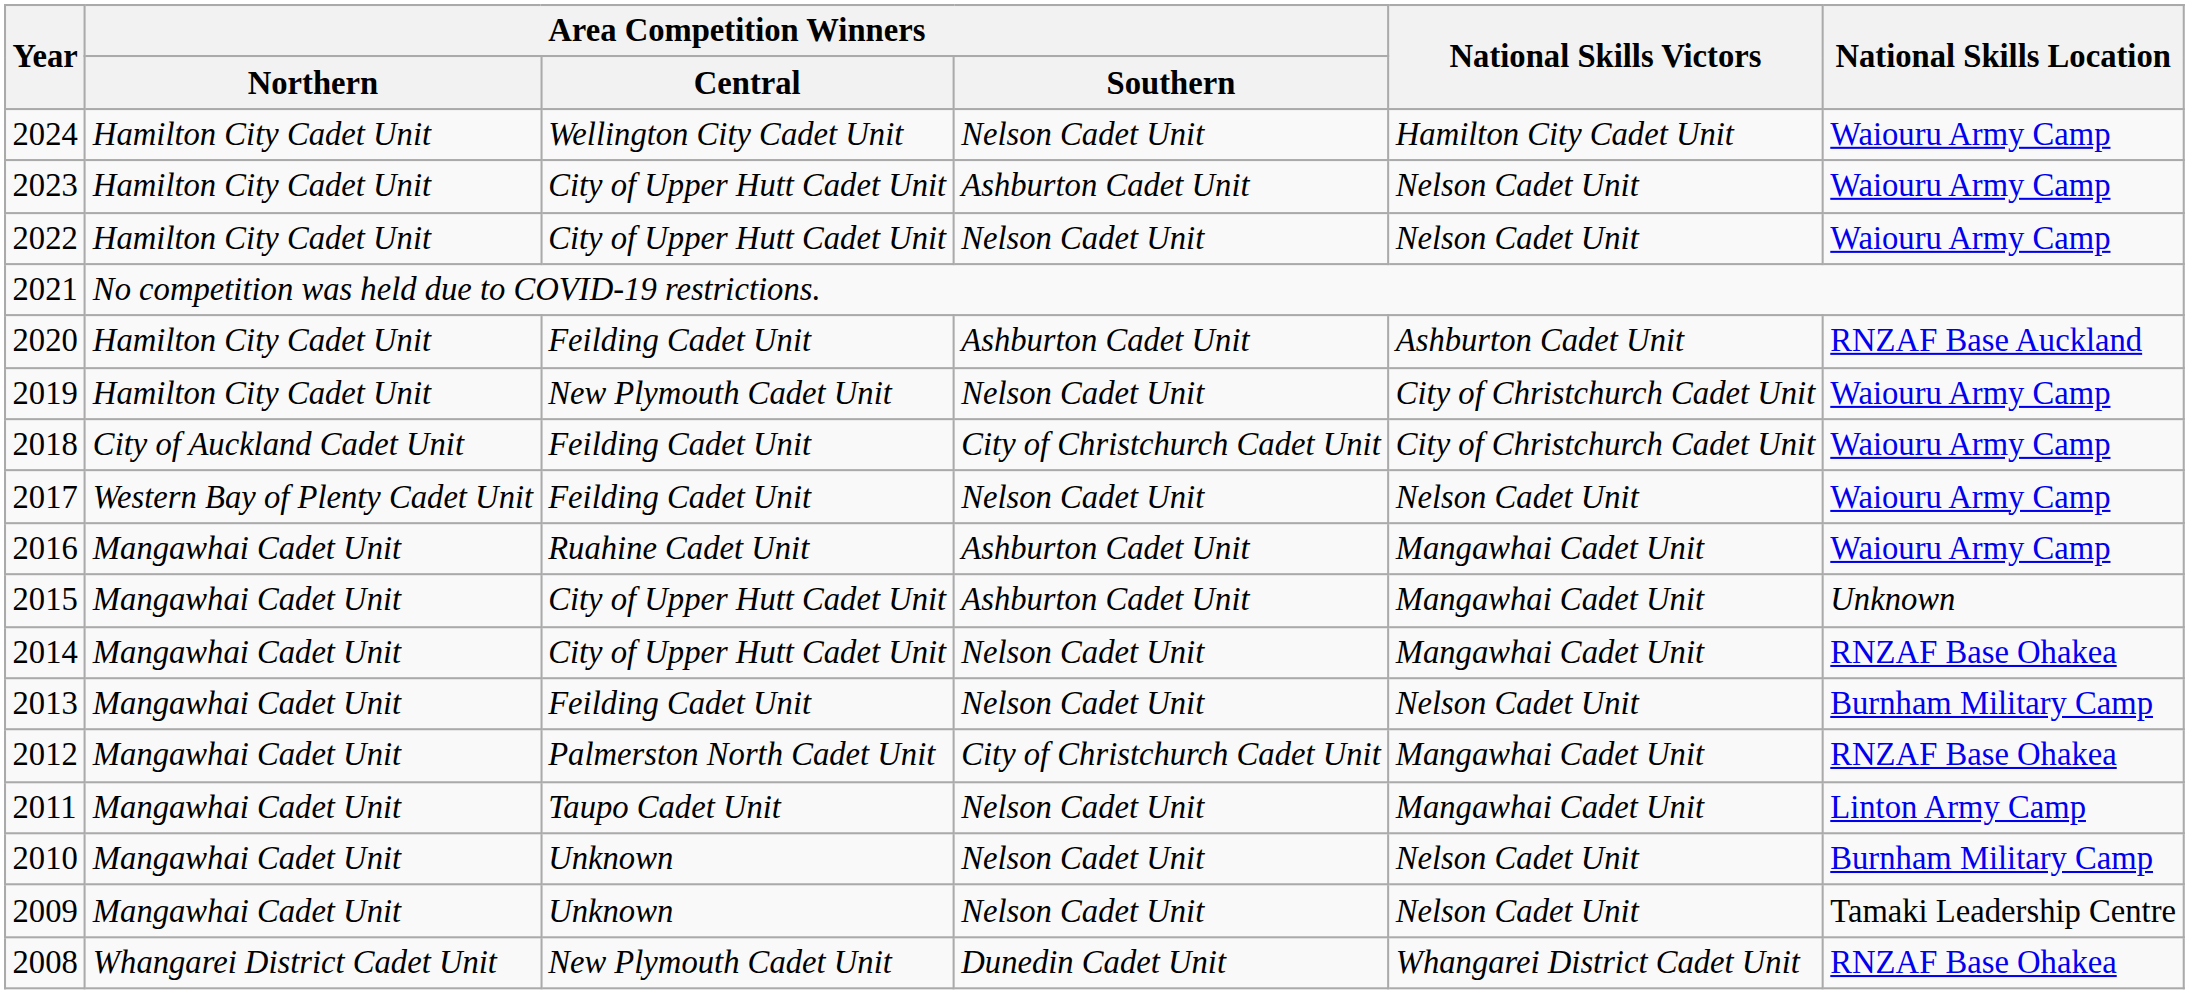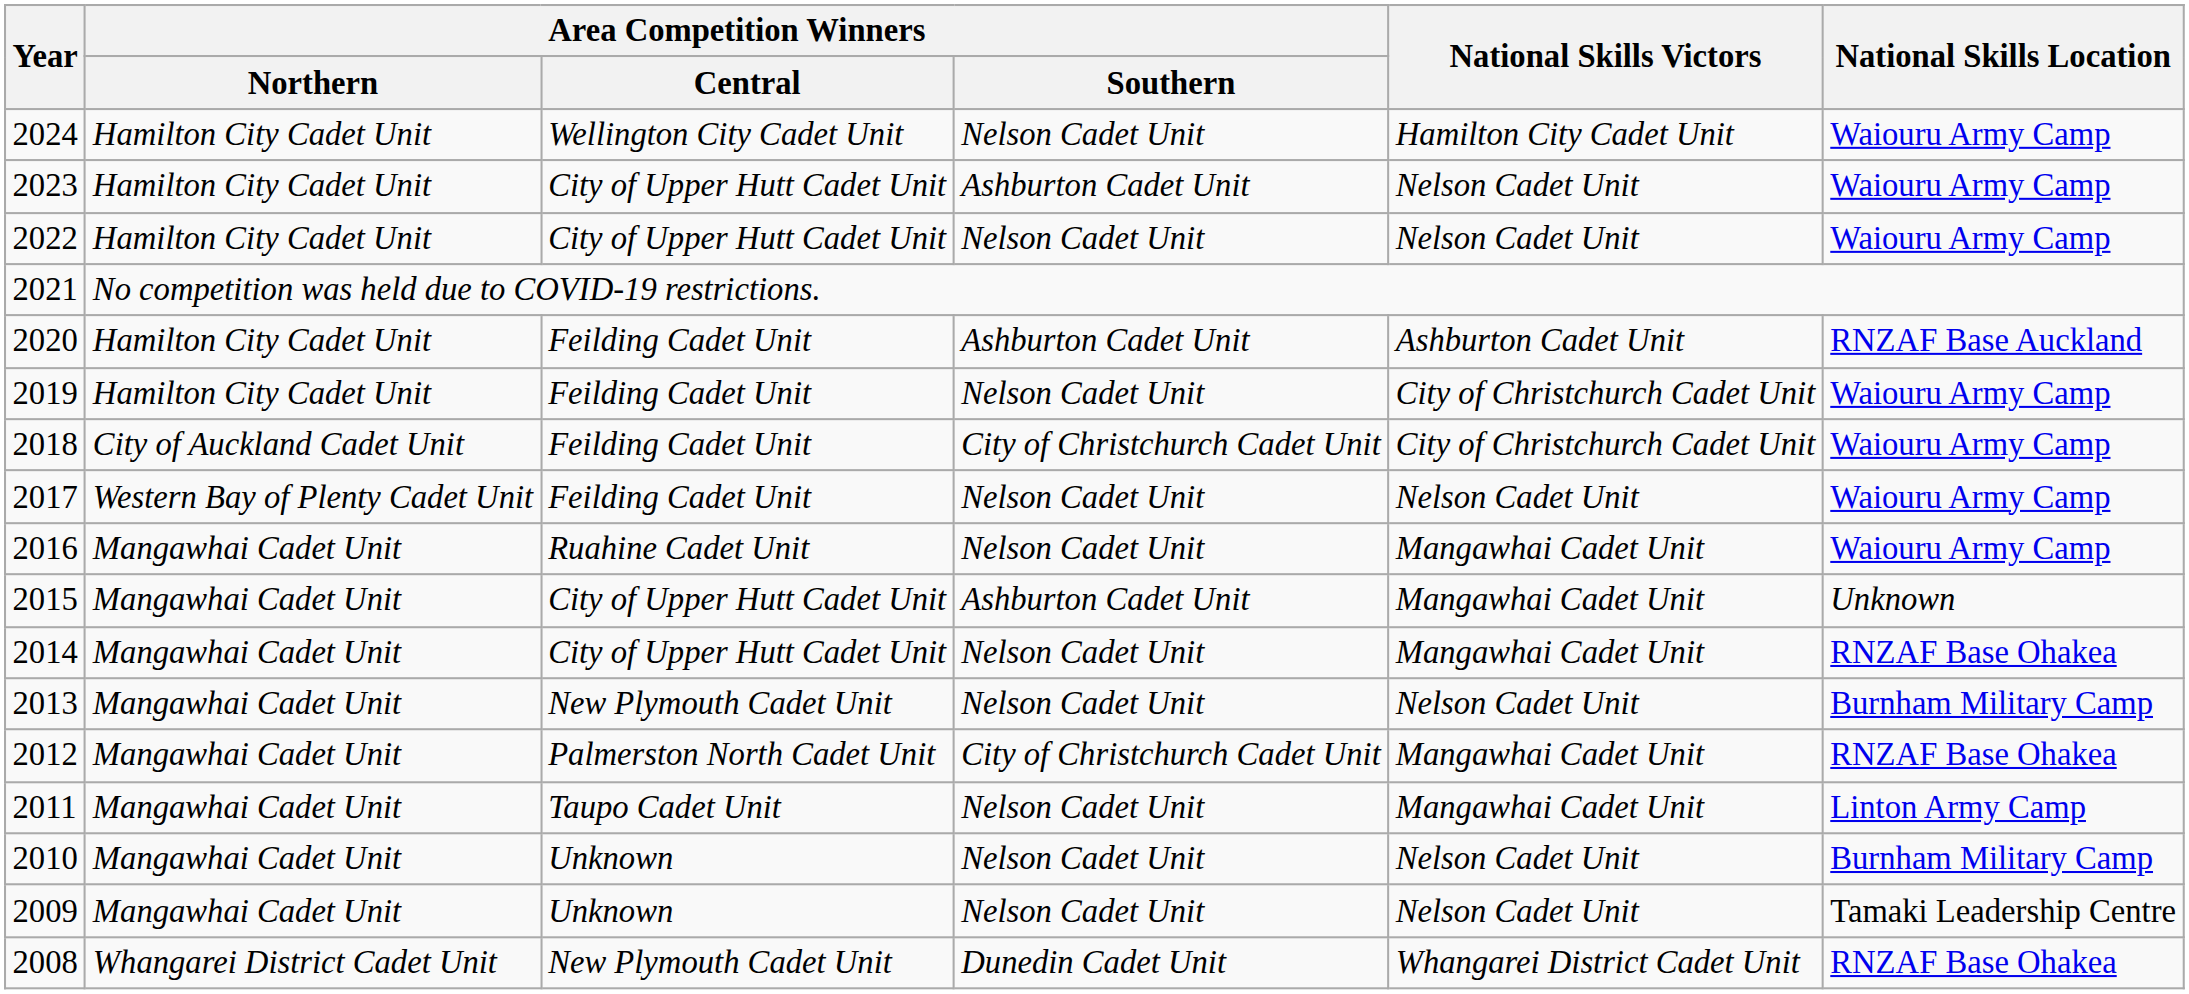(720, 392) New Plymouth Cadet Unit -> (680, 392) Feilding Cadet Unit
(1105, 548) Ashburton Cadet Unit -> (1083, 548) Nelson Cadet Unit
(680, 703) Feilding Cadet Unit -> (720, 703) New Plymouth Cadet Unit
